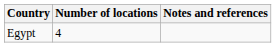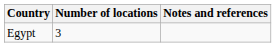(58, 32) 4 -> (58, 32) 3
